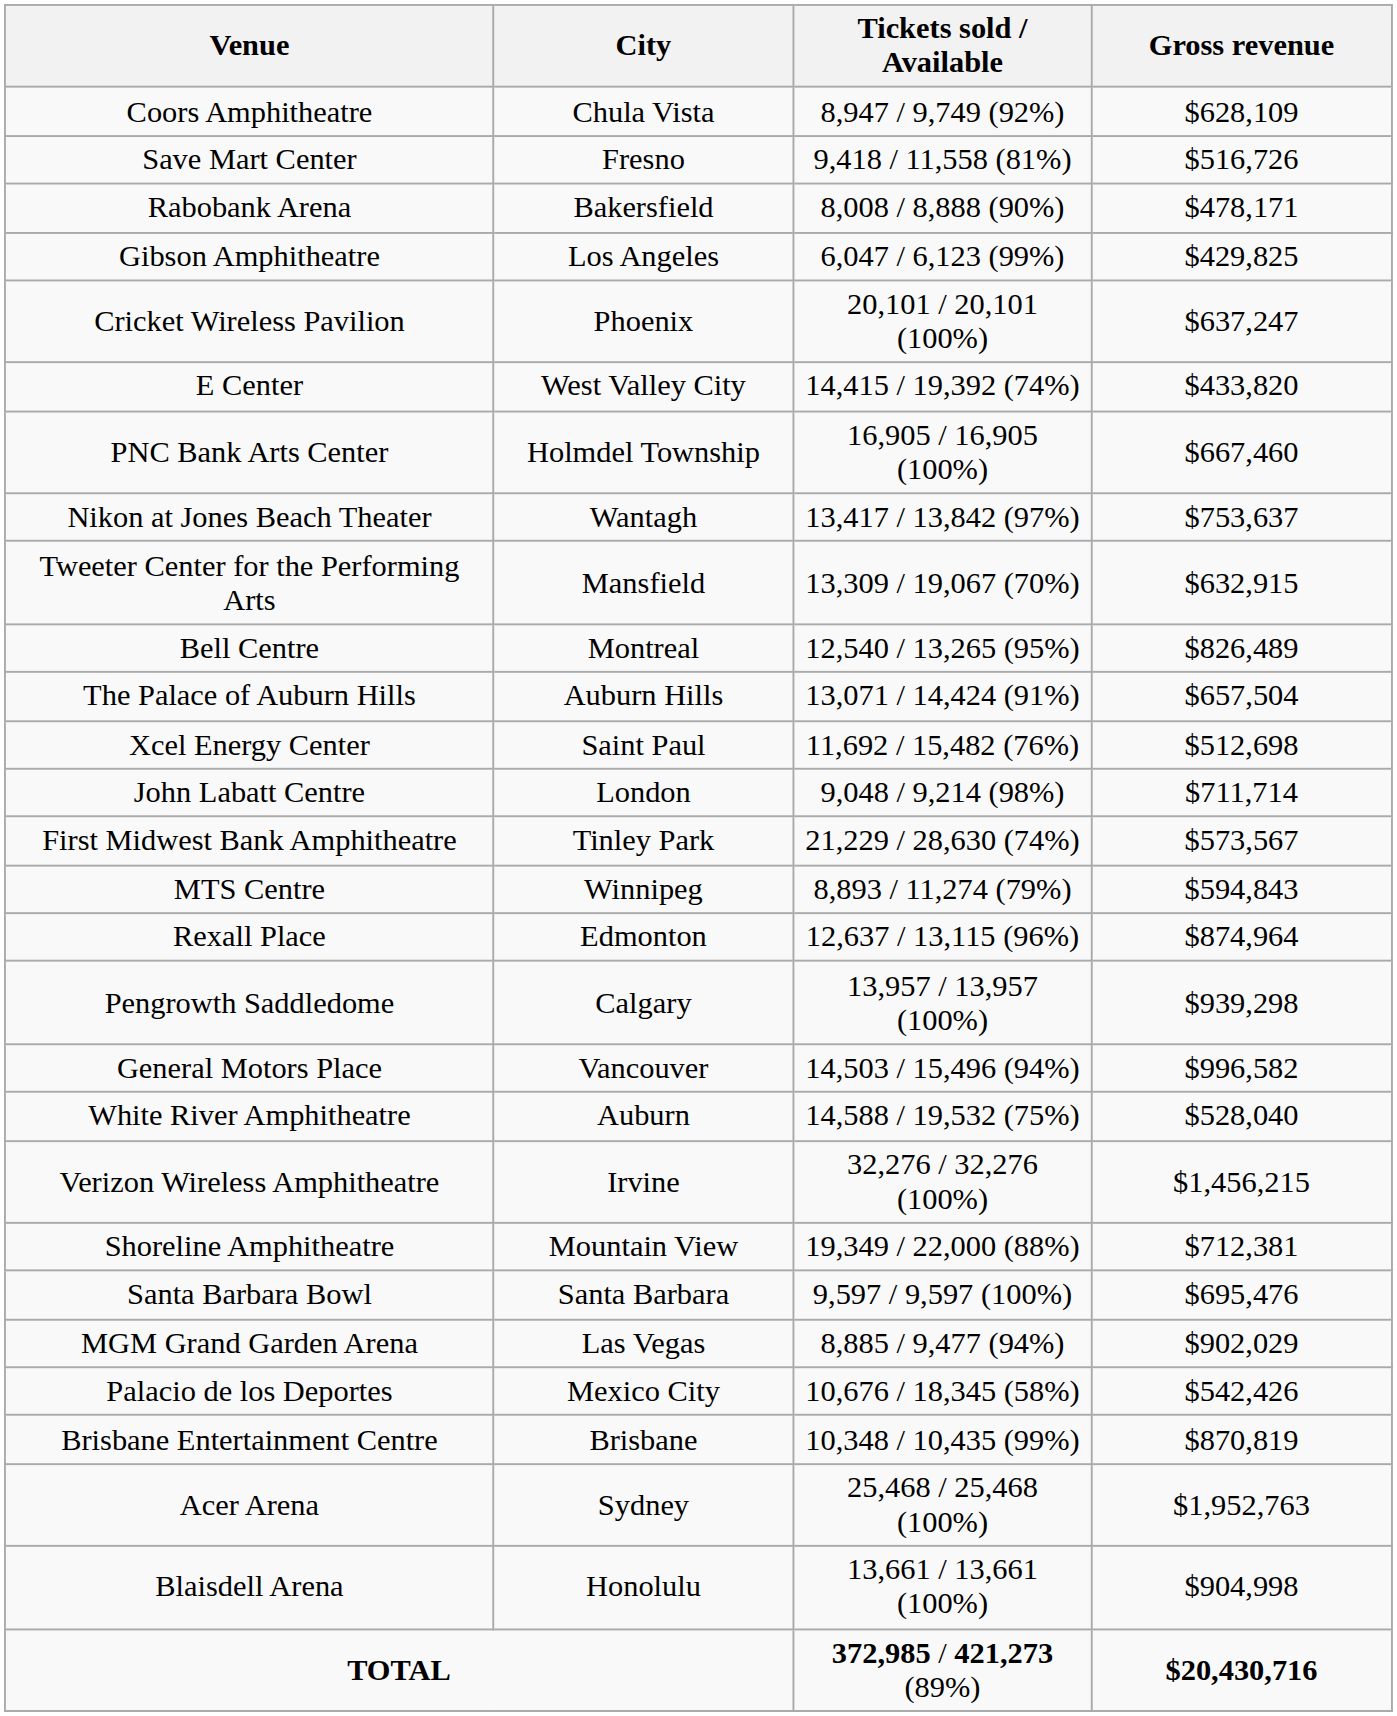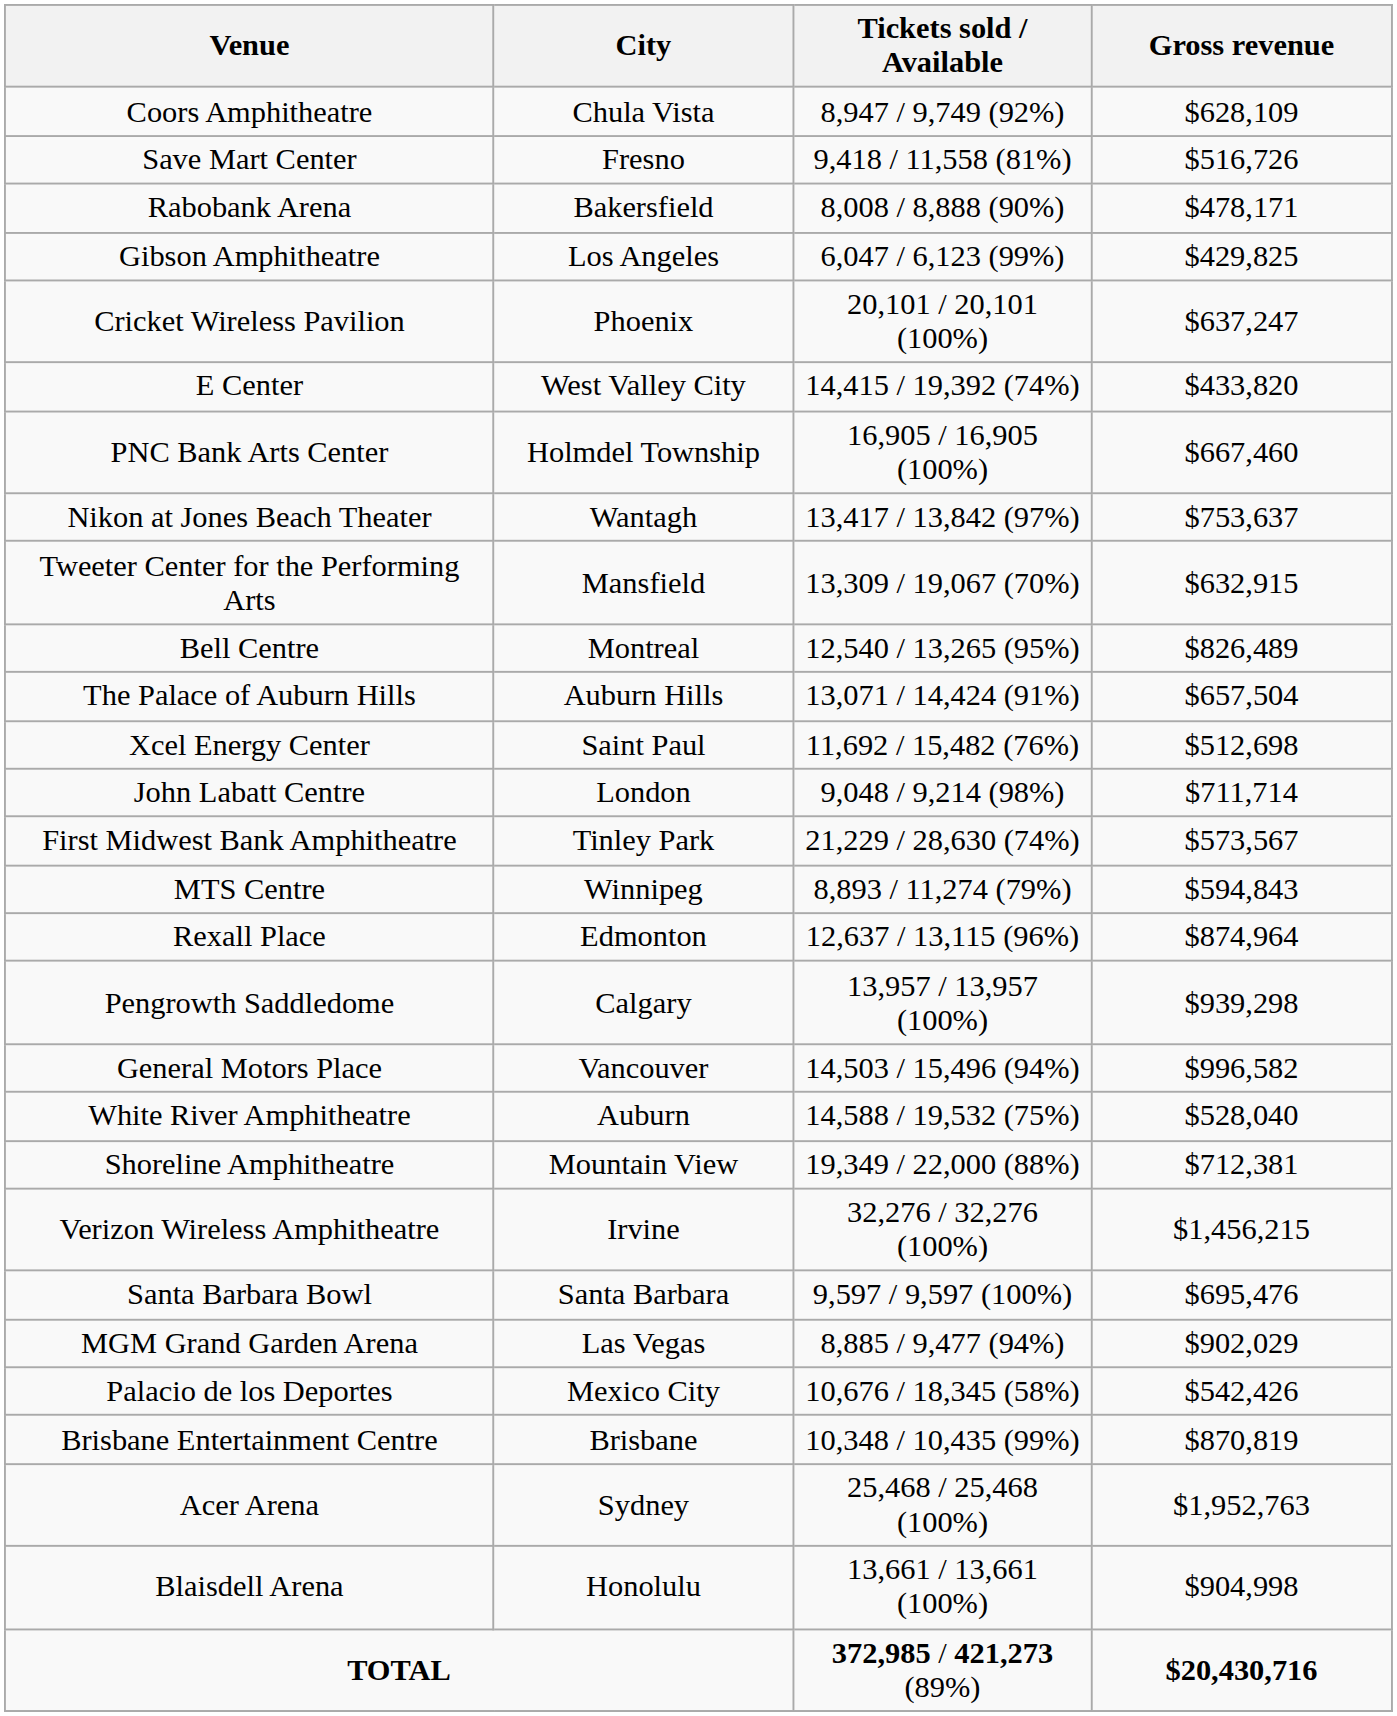rows swapped: (249, 1246) <-> (249, 1180)
